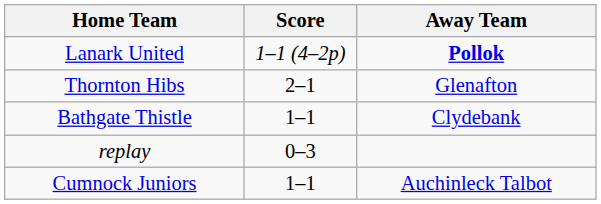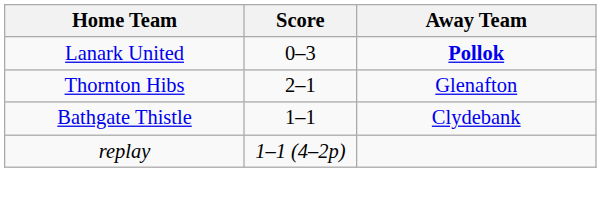(300, 53) 1–1 (4–2p) -> (300, 53) 0–3
(300, 150) 0–3 -> (300, 150) 1–1 (4–2p)
- row: (125, 183)
